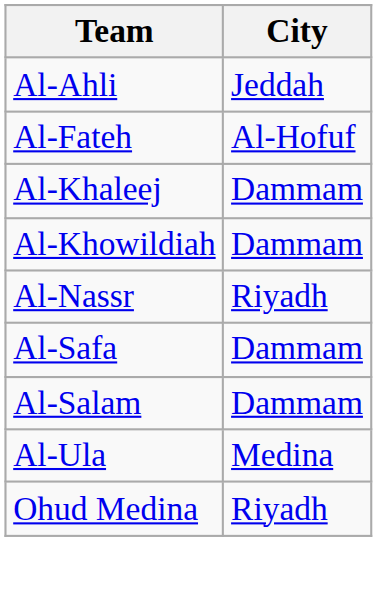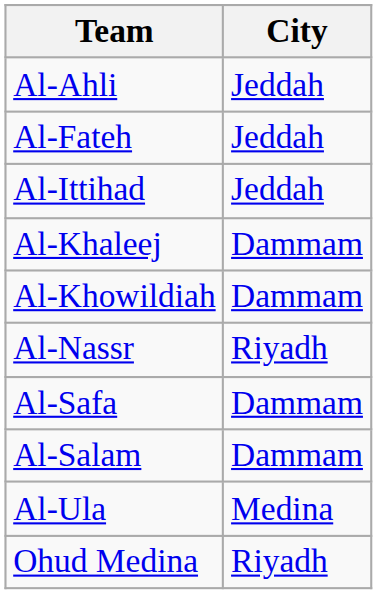(293, 137) Al-Hofuf -> (278, 137) Jeddah
+ row: (79, 190)
